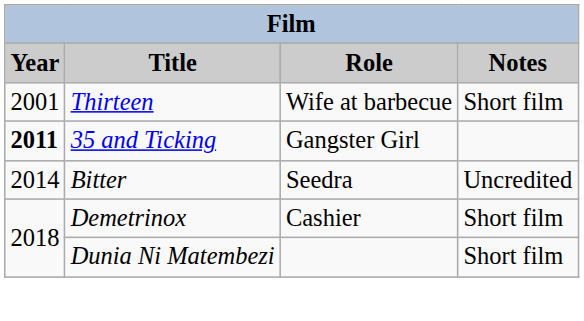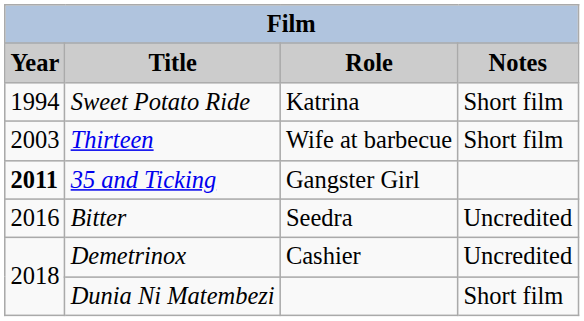+ row: (160, 101)
(35, 101) 2001 -> (35, 140) 2003
(35, 179) 2014 -> (35, 218) 2016
(513, 218) Short film -> (518, 256) Uncredited
